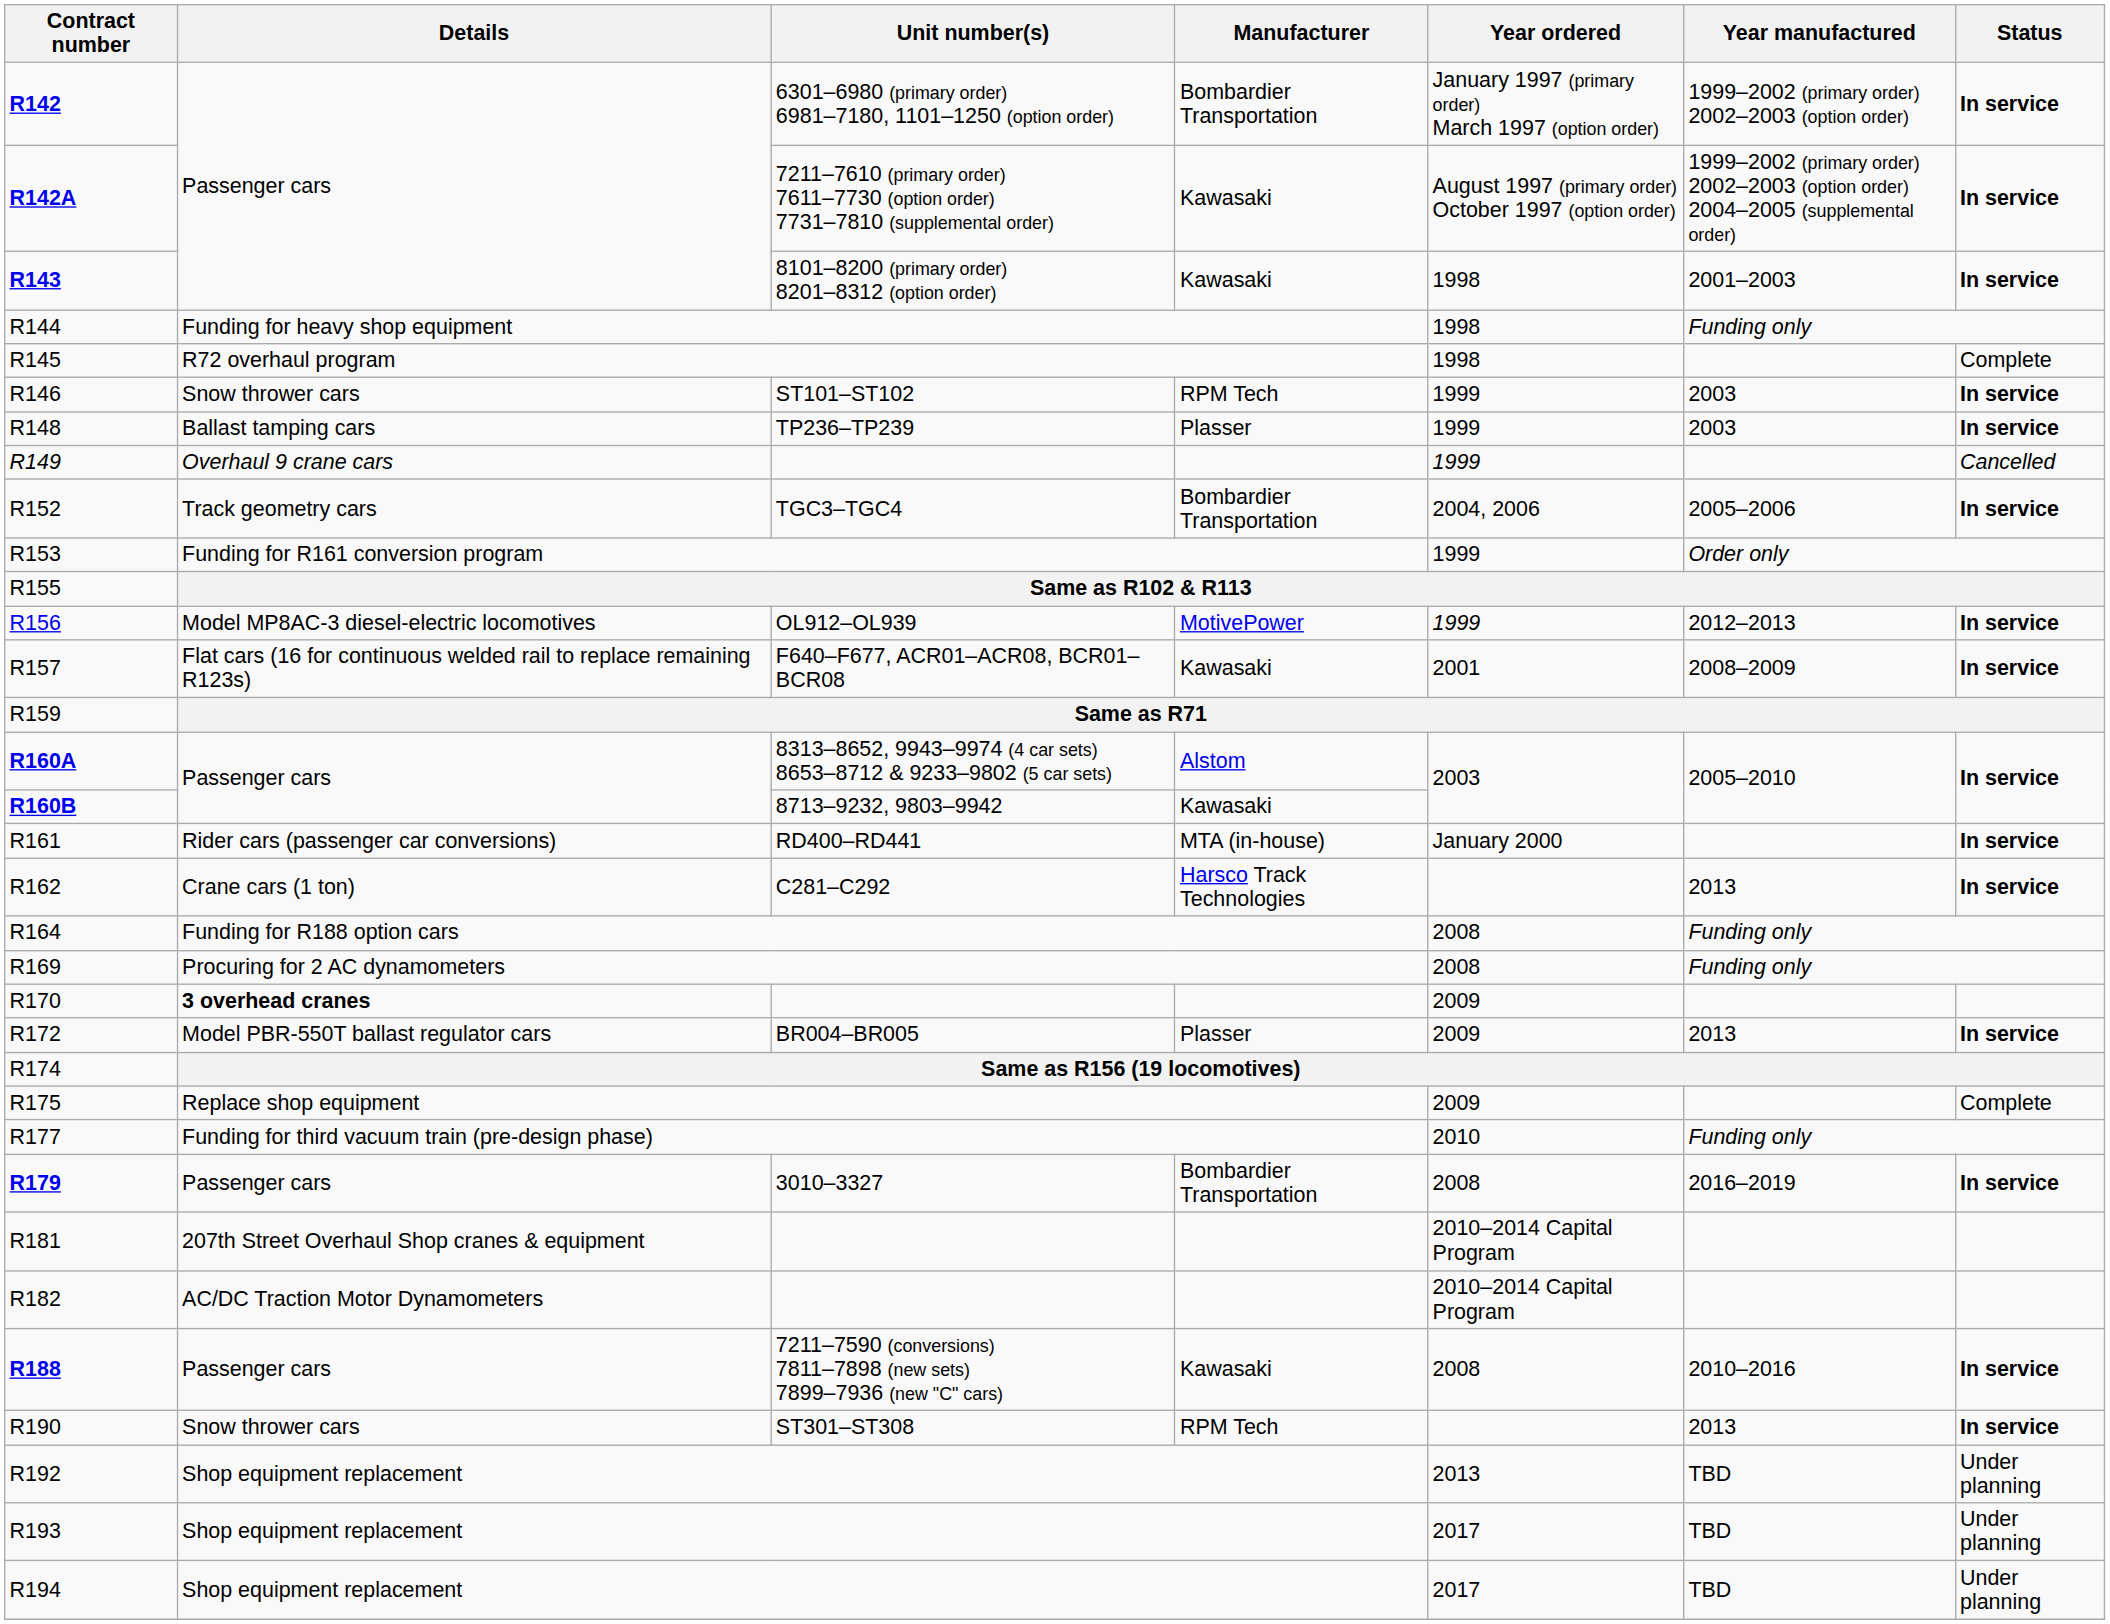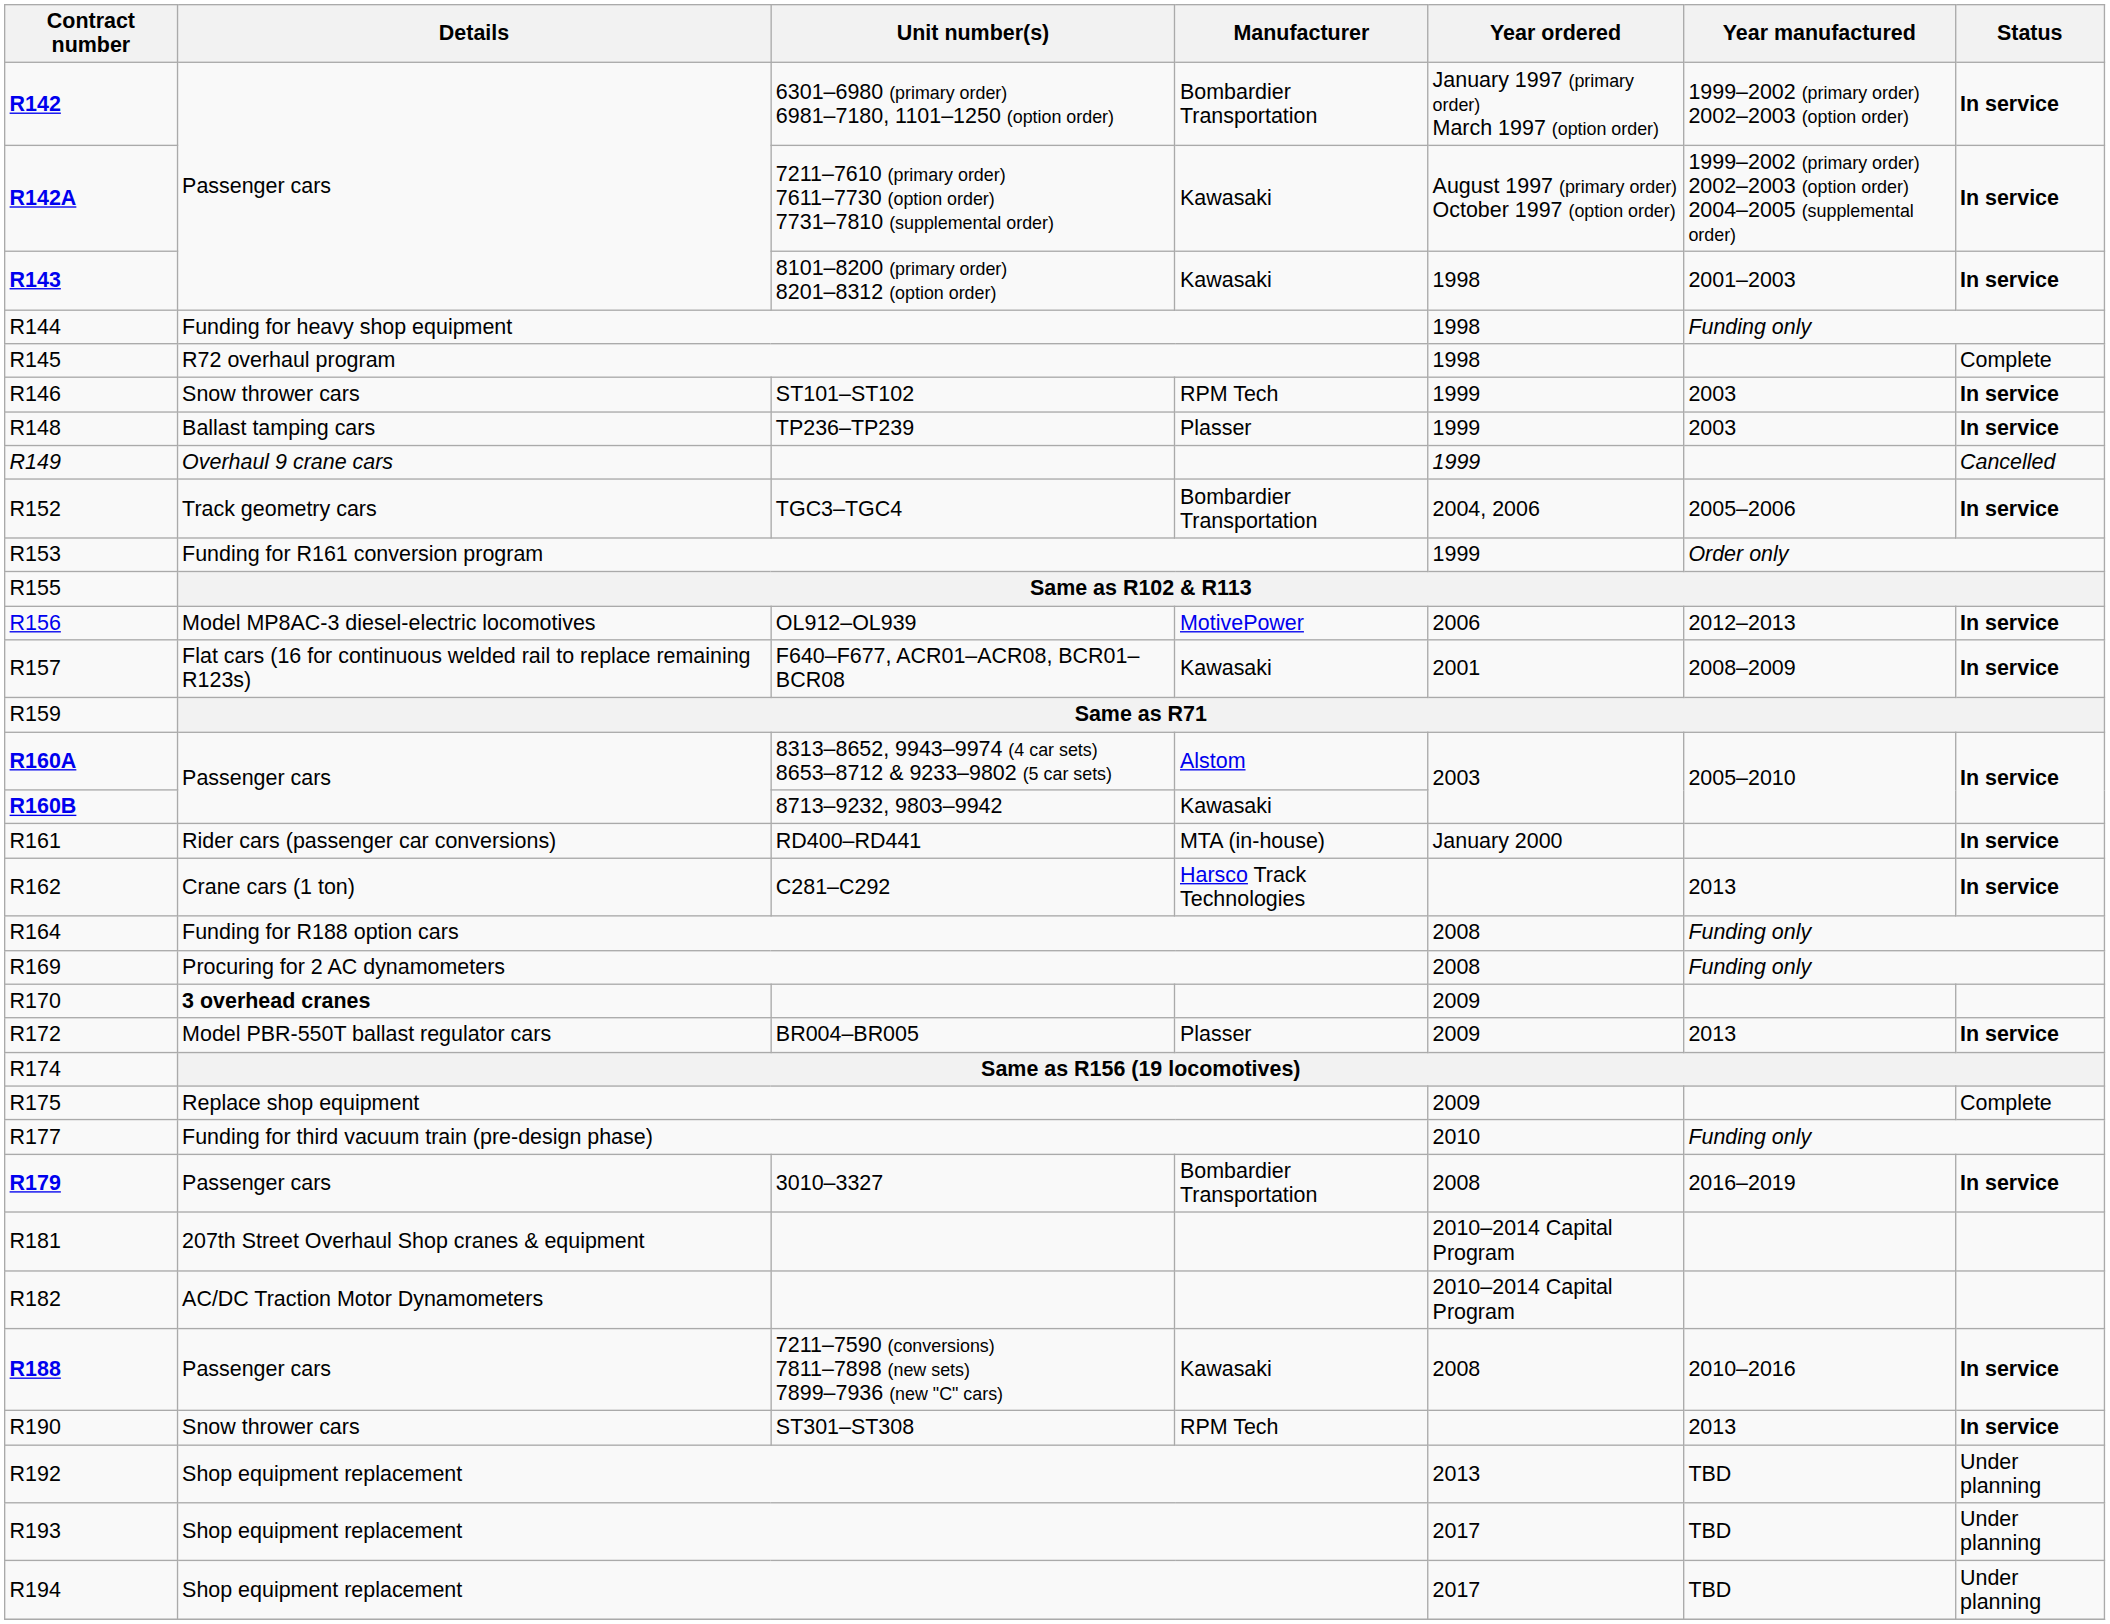(1456, 622) 1999 -> (1456, 622) 2006
